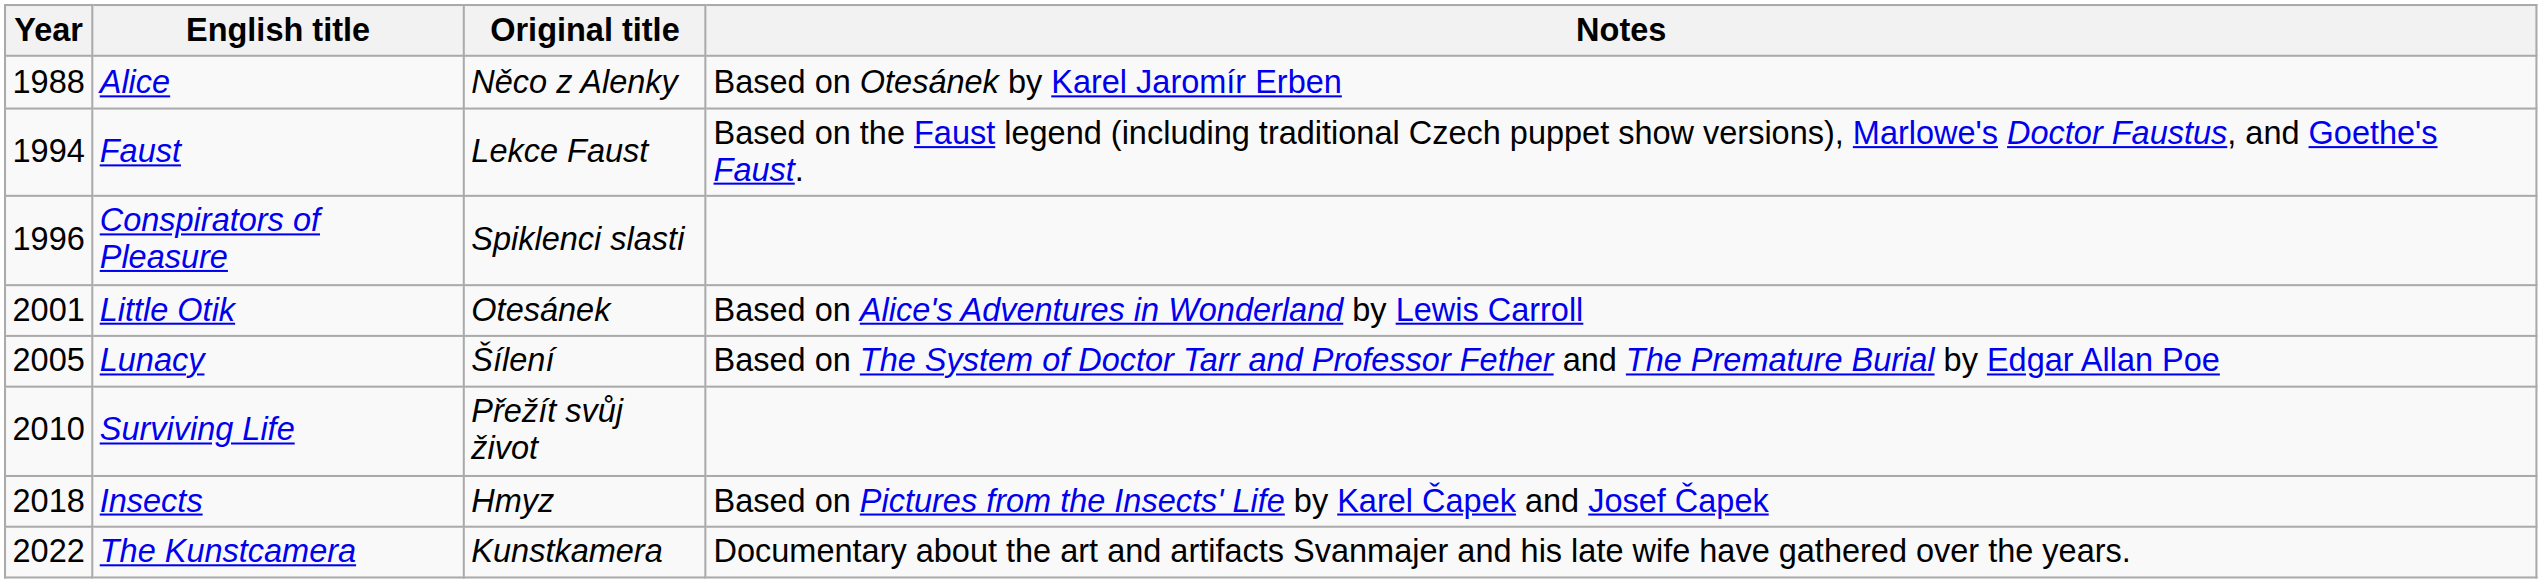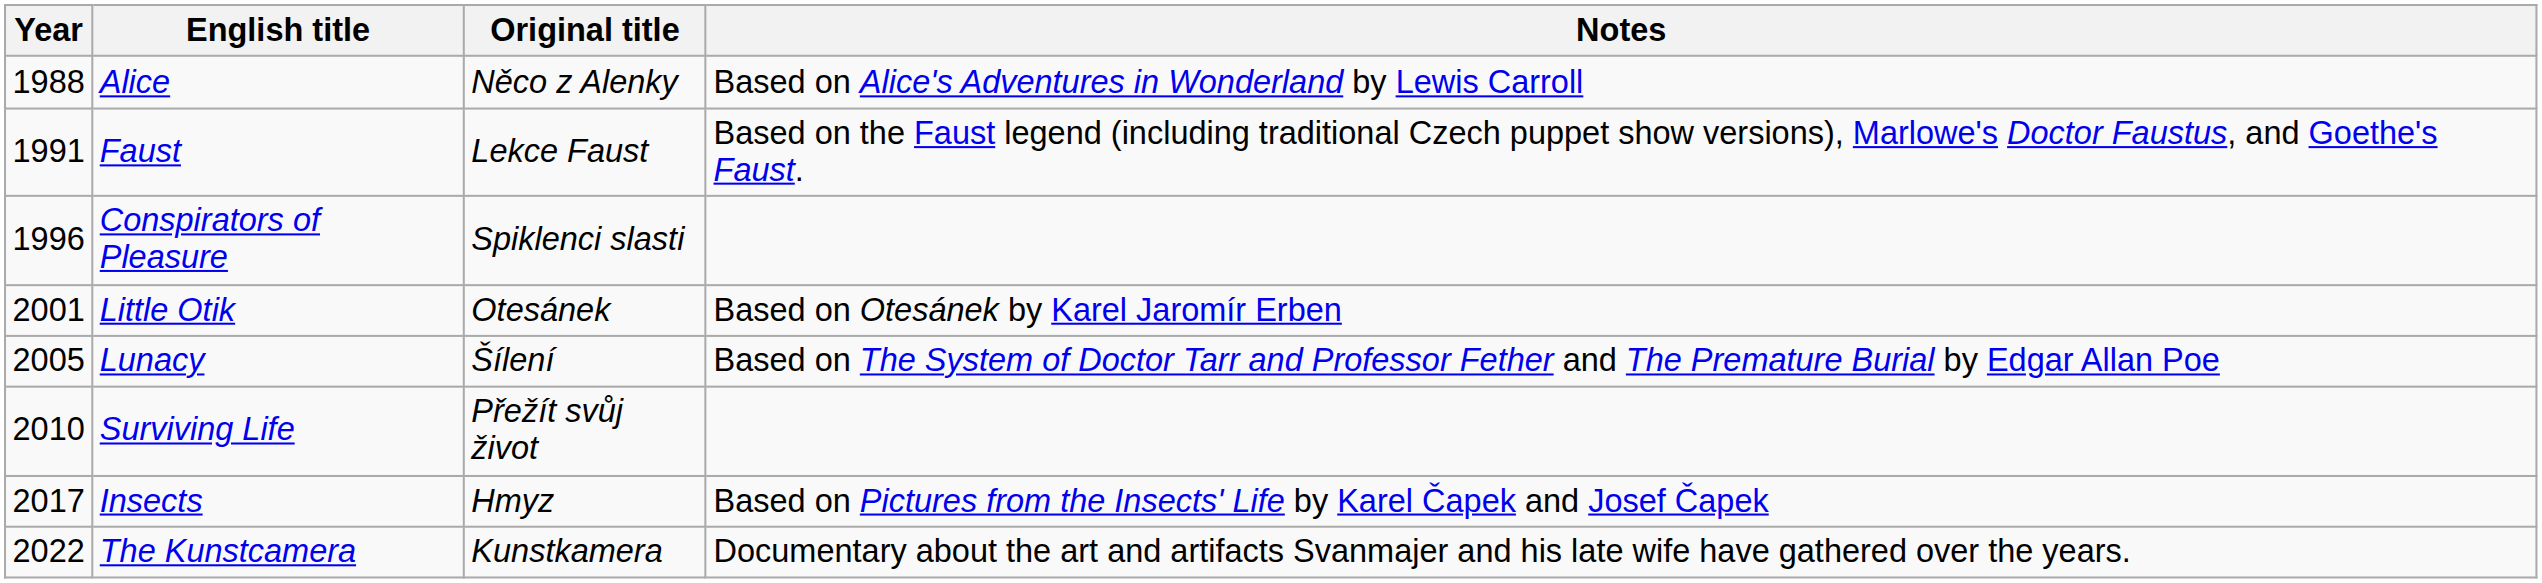(1028, 81) Based on Otesánek by Karel Jaromír Erben -> (1148, 81) Based on Alice's Adventures in Wonderland by Lewis Carroll
(49, 151) 1994 -> (49, 151) 1991
(1148, 309) Based on Alice's Adventures in Wonderland by Lewis Carroll -> (1028, 309) Based on Otesánek by Karel Jaromír Erben
(49, 500) 2018 -> (49, 500) 2017
